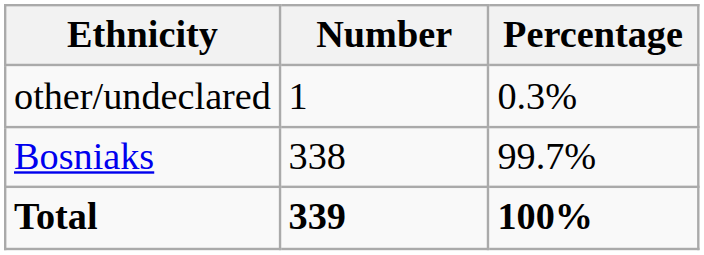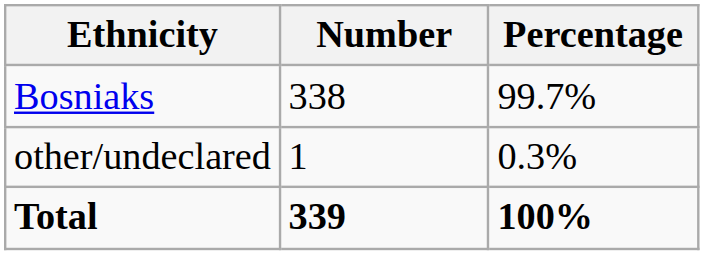rows swapped: (84, 156) <-> (142, 95)
